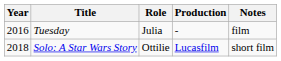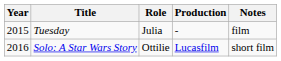(18, 30) 2016 -> (18, 30) 2015
(18, 47) 2018 -> (18, 47) 2016
